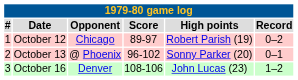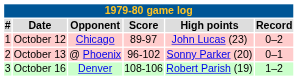(209, 40) Robert Parish (19) -> (209, 40) John Lucas (23)
(209, 69) John Lucas (23) -> (209, 69) Robert Parish (19)
